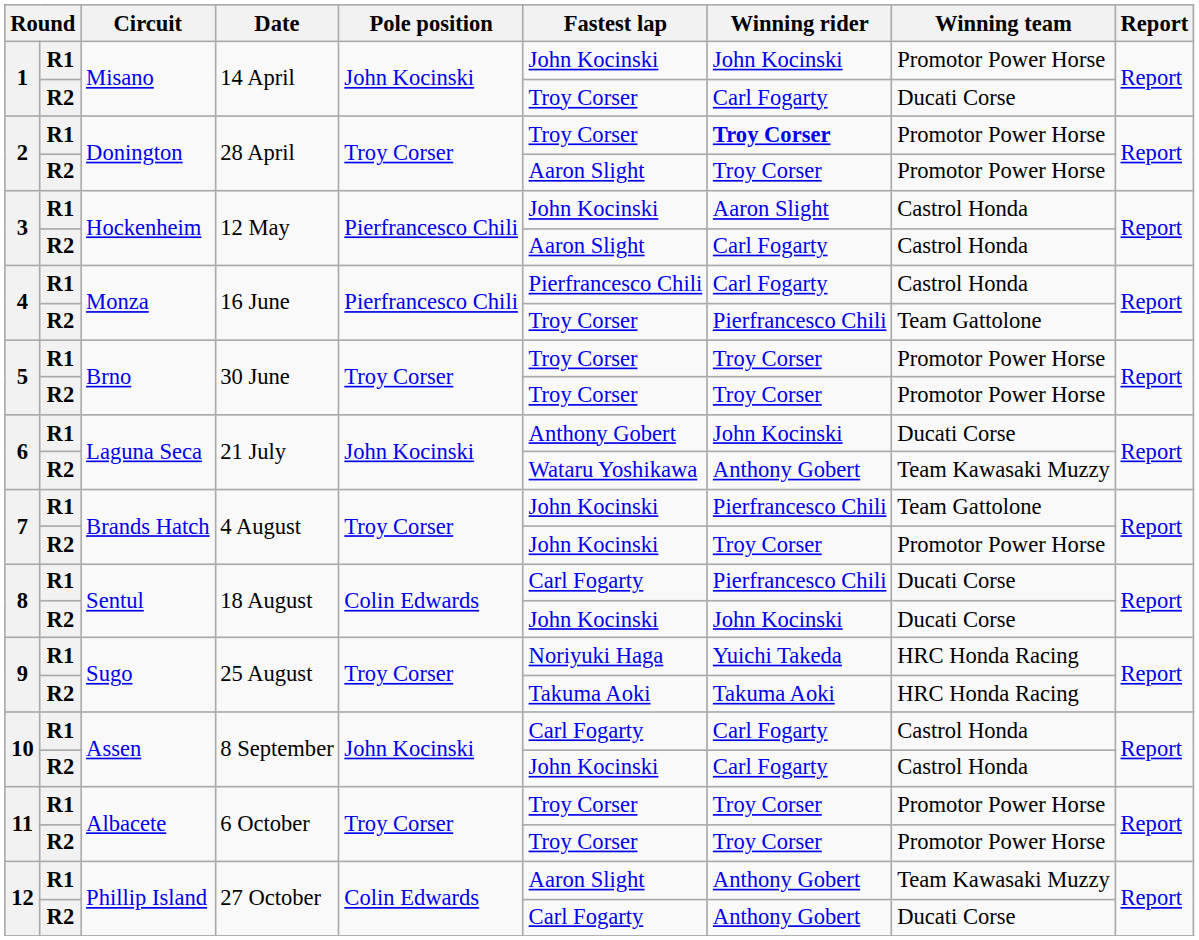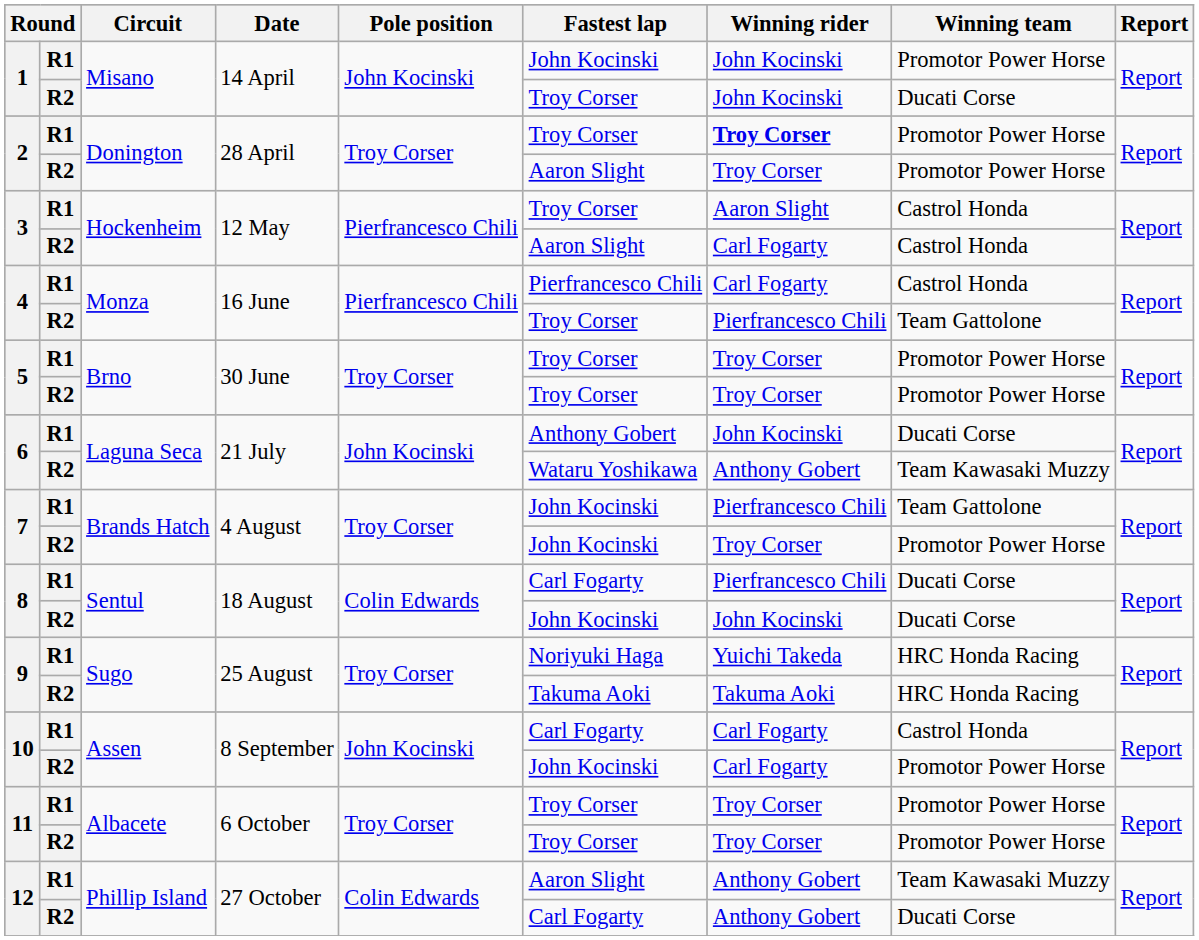(770, 97) Carl Fogarty -> (778, 97) John Kocinski
(593, 208) John Kocinski -> (583, 208) Troy Corser
(963, 767) Castrol Honda -> (1001, 767) Promotor Power Horse
